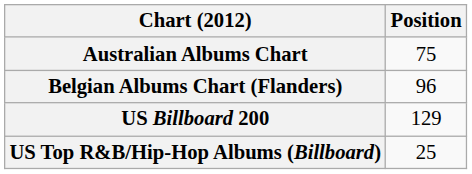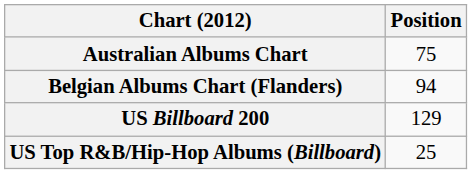(426, 86) 96 -> (426, 86) 94
